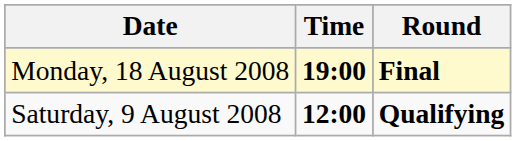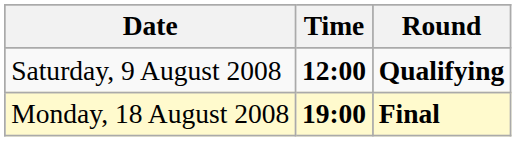rows swapped: (146, 113) <-> (150, 69)
